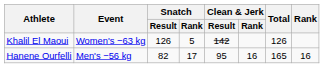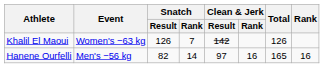(192, 41) 5 -> (192, 41) 7
(192, 56) 17 -> (192, 56) 14
(222, 56) 95 -> (222, 56) 97
